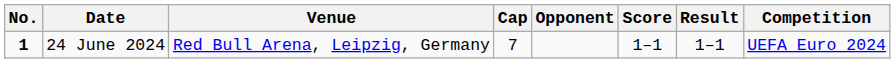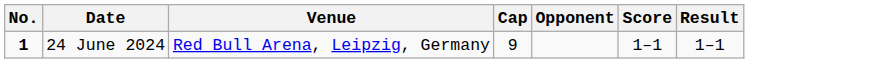- column: (817, 18)
(513, 45) 7 -> (513, 45) 9
